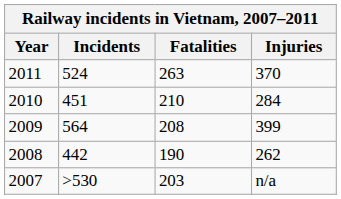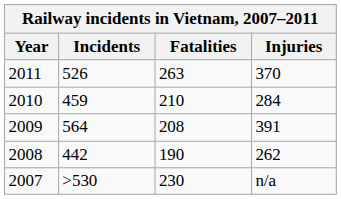(75, 73) 524 -> (75, 73) 526
(75, 100) 451 -> (75, 100) 459
(268, 127) 399 -> (268, 127) 391
(172, 181) 203 -> (172, 181) 230
